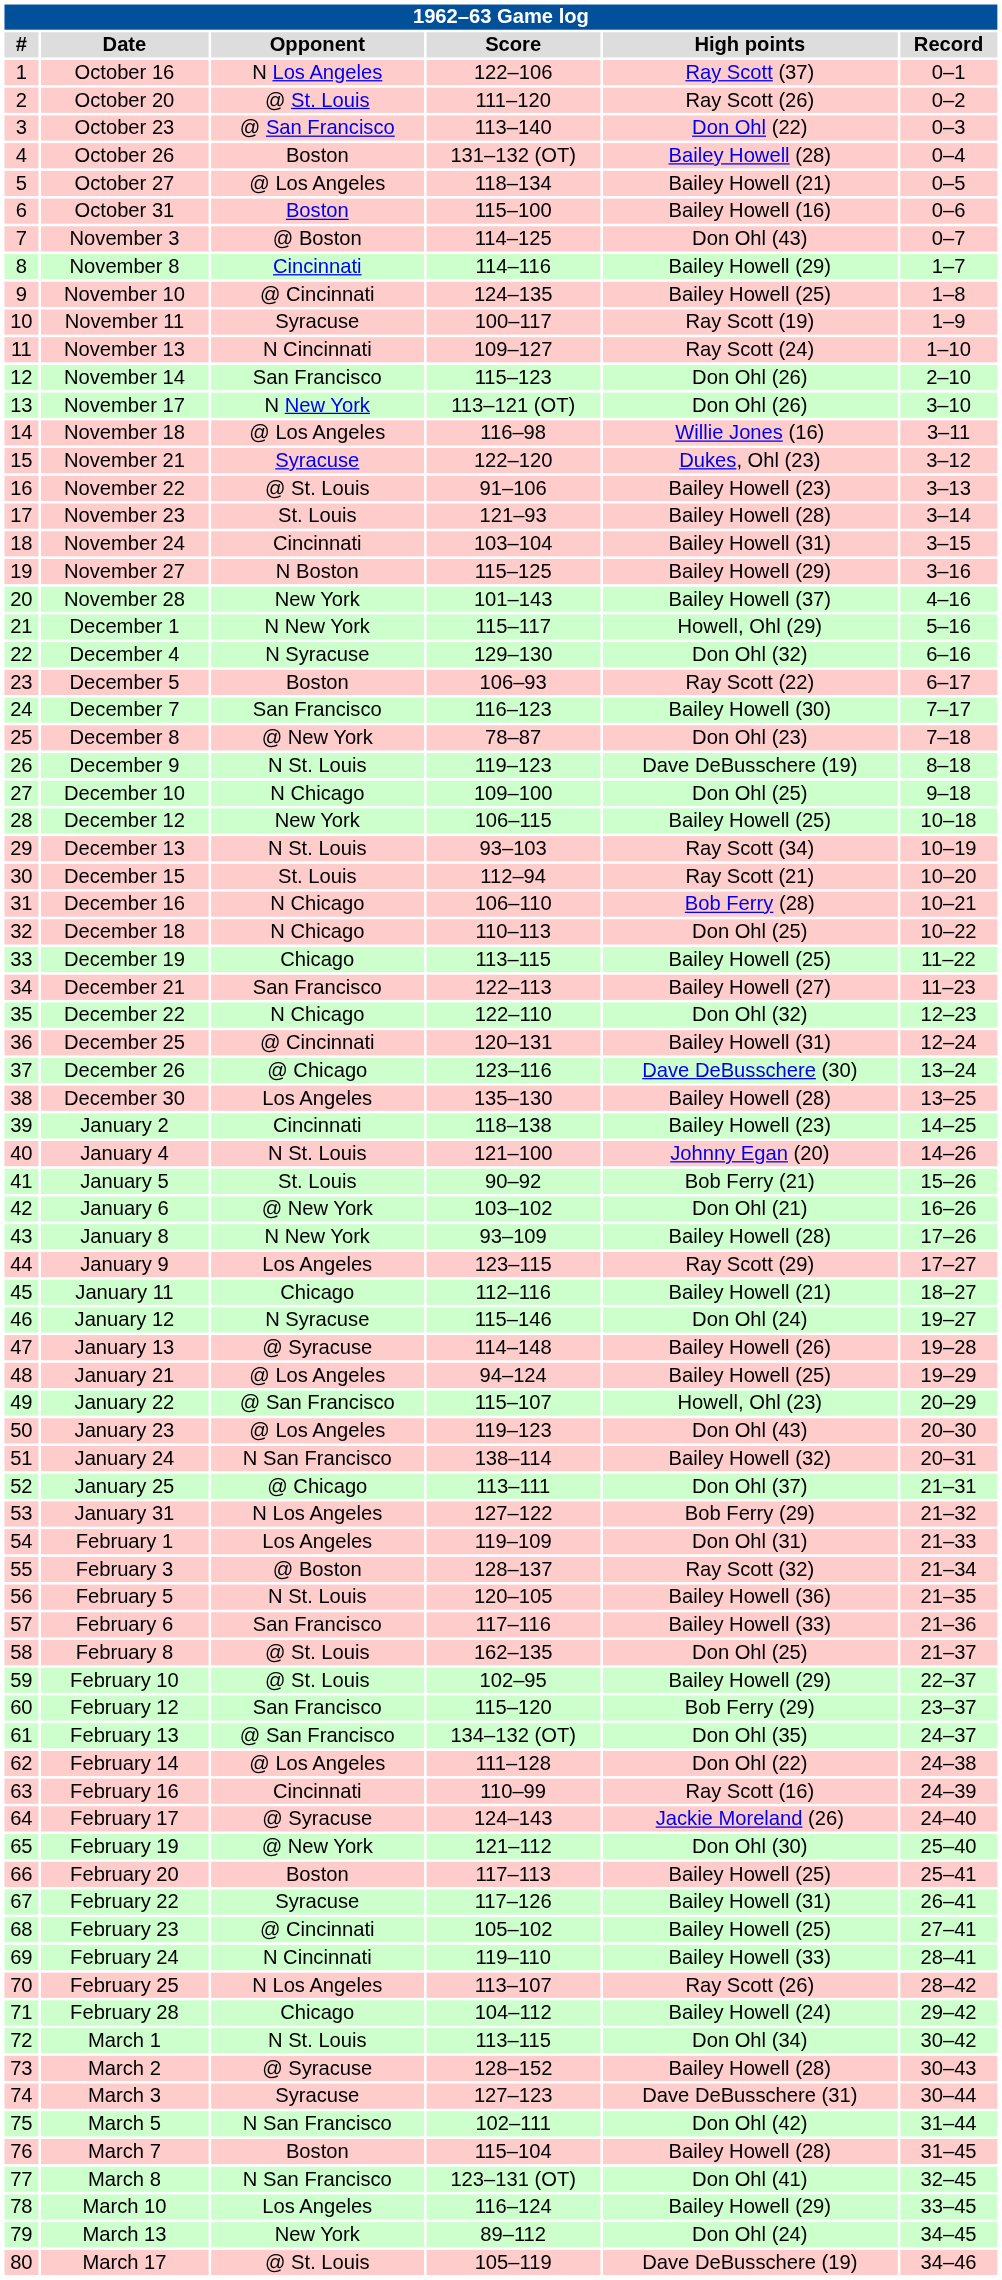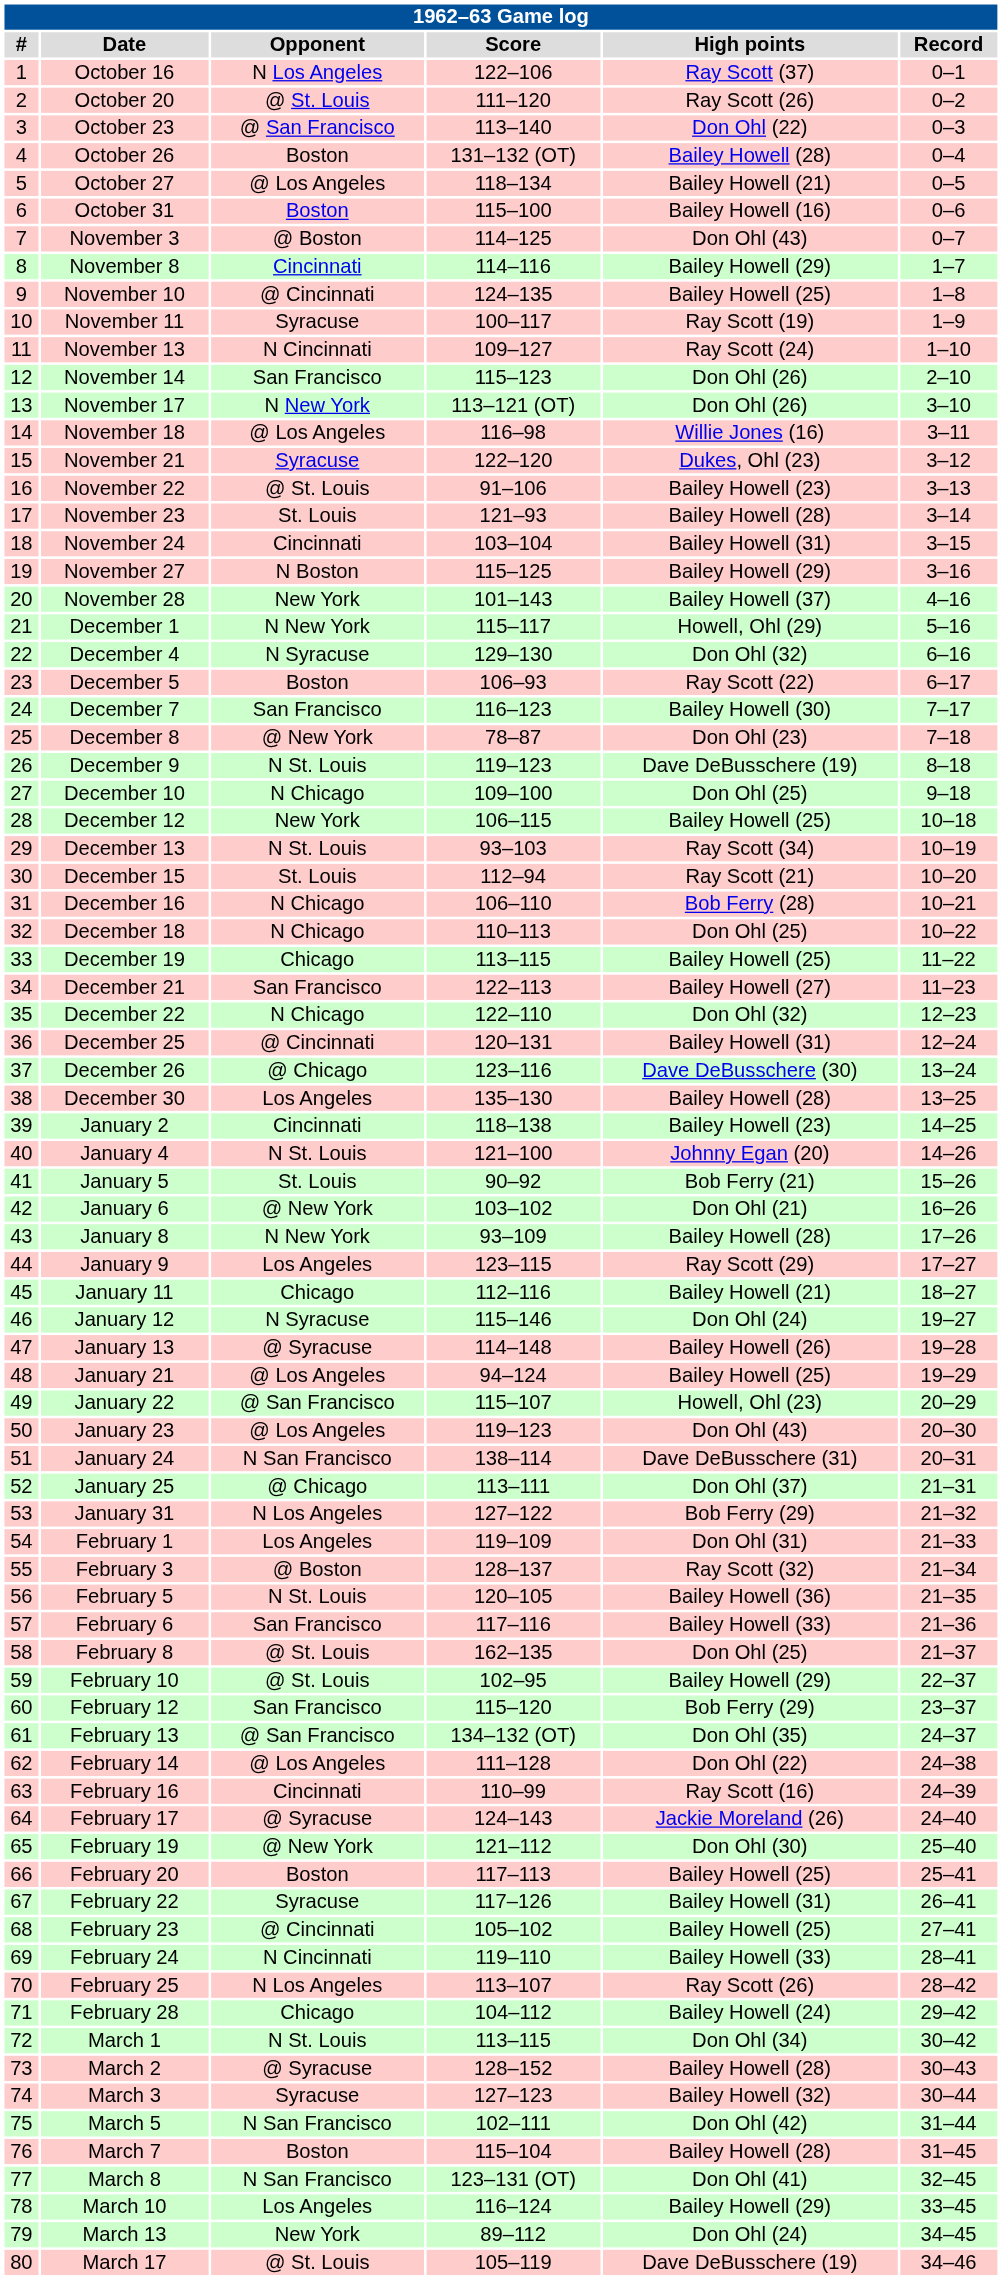(750, 1458) Bailey Howell (32) -> (750, 1458) Dave DeBusschere (31)
(750, 2095) Dave DeBusschere (31) -> (750, 2095) Bailey Howell (32)
